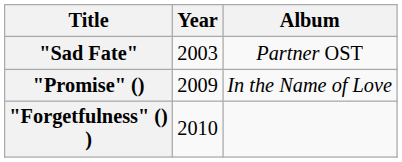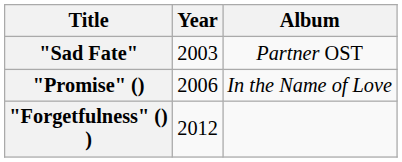(198, 85) 2009 -> (198, 85) 2006
(198, 128) 2010 -> (198, 128) 2012
